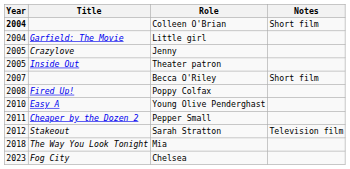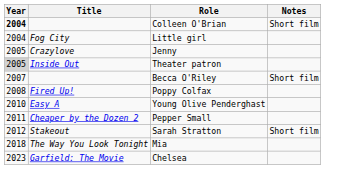(77, 38) Garfield: The Movie -> (50, 38) Fog City
(16, 64) no background -> (16, 64) lightgrey background
(306, 131) Television film -> (294, 131) Short film
(50, 158) Fog City -> (77, 158) Garfield: The Movie
